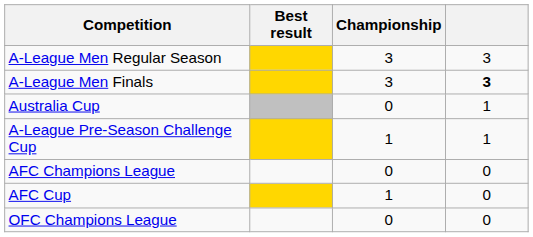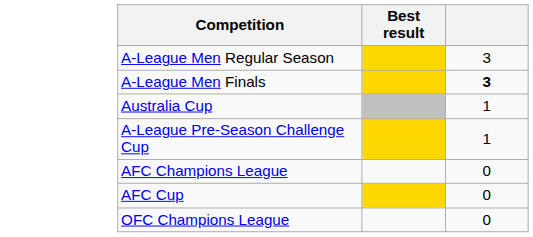- column: (389, 25)
